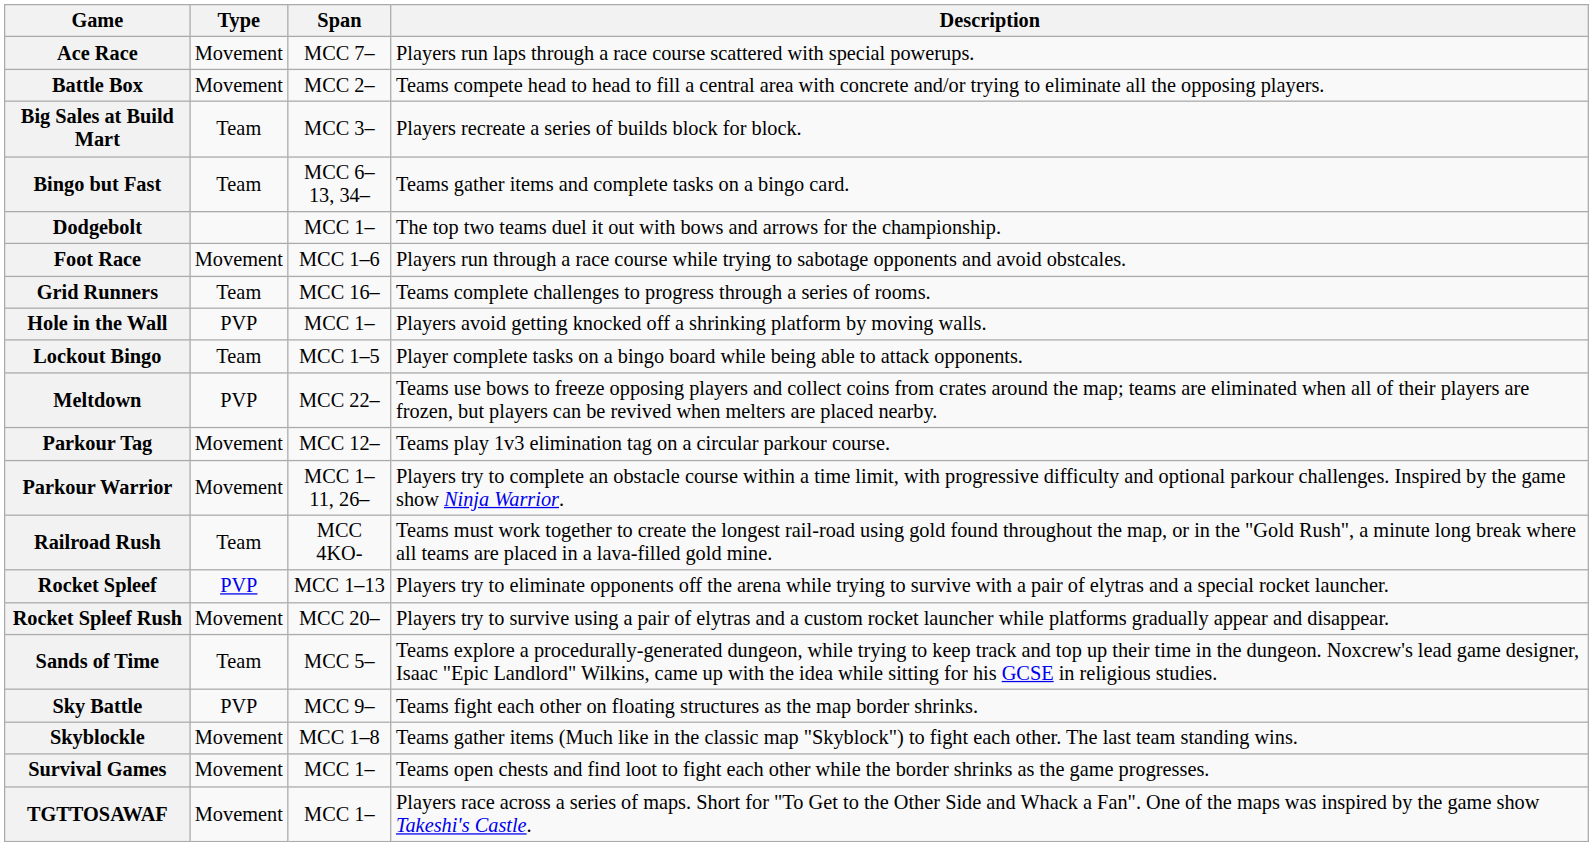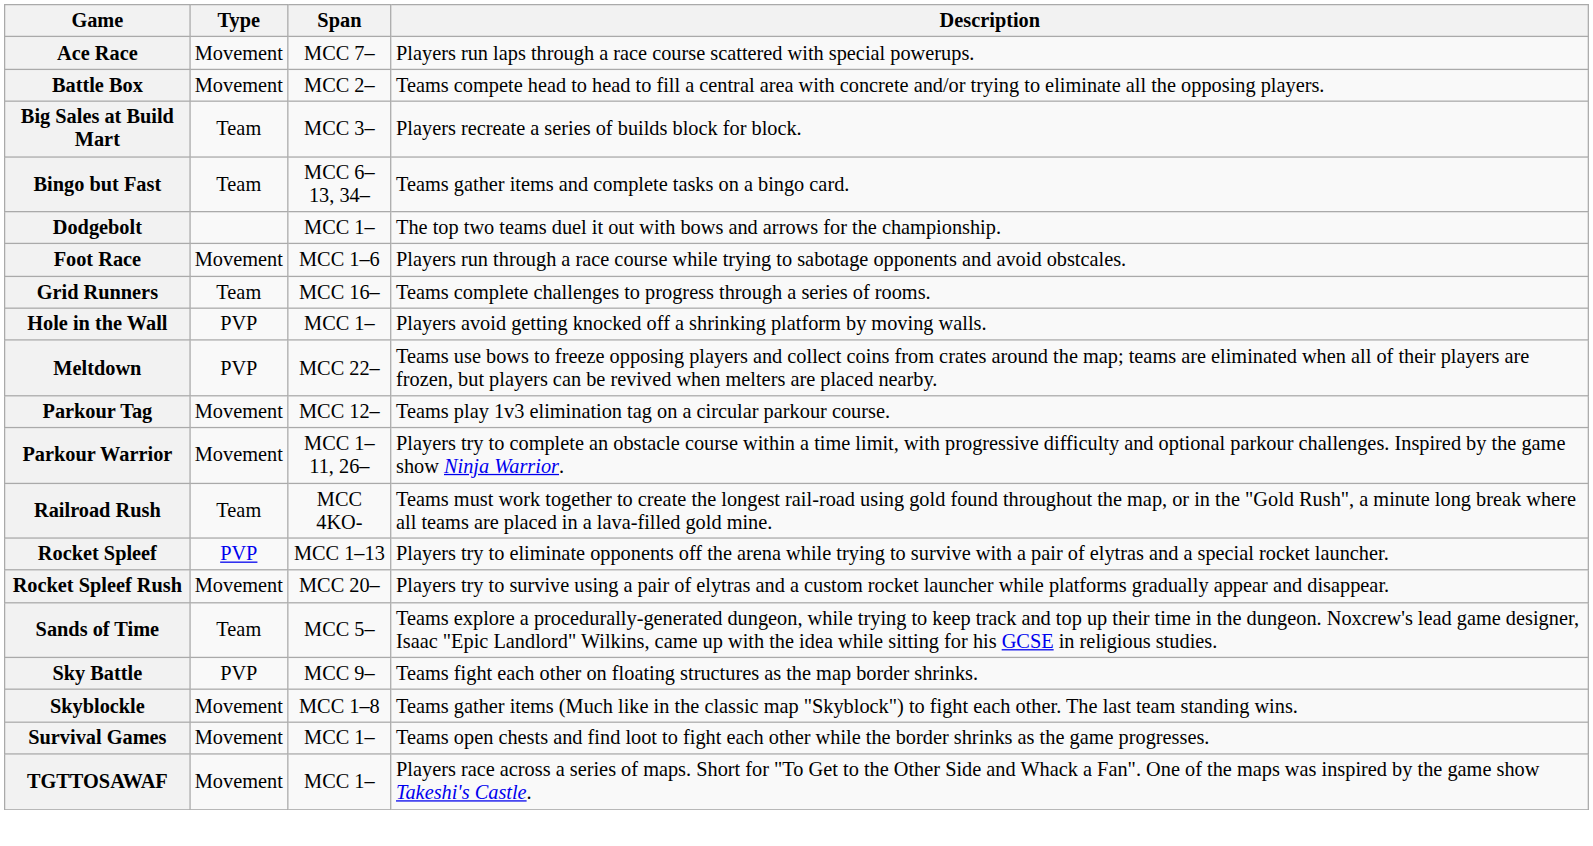- row: (97, 356)
